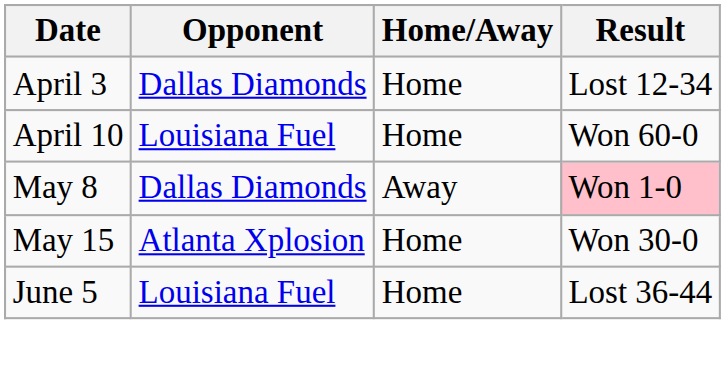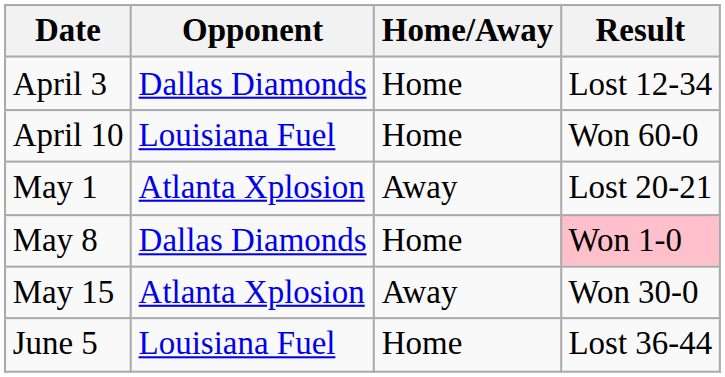+ row: (55, 187)
(420, 187) Away -> (422, 239) Home
(422, 239) Home -> (420, 291) Away
